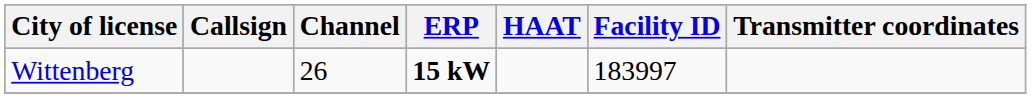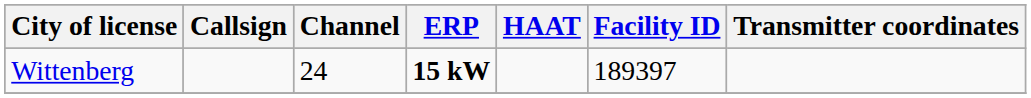(314, 70) 26 -> (314, 70) 24
(635, 70) 183997 -> (635, 70) 189397
